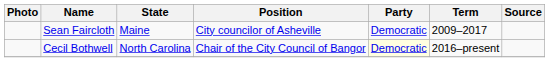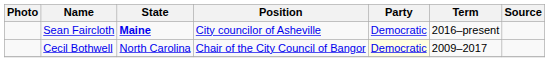(135, 30) normal -> (135, 30) bold
(459, 30) 2009–2017 -> (466, 30) 2016–present
(466, 48) 2016–present -> (459, 48) 2009–2017
